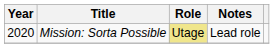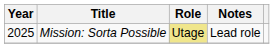(21, 33) 2020 -> (21, 33) 2025
